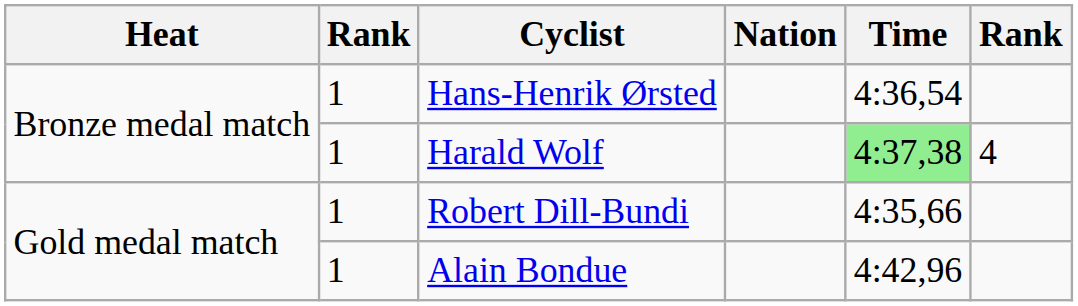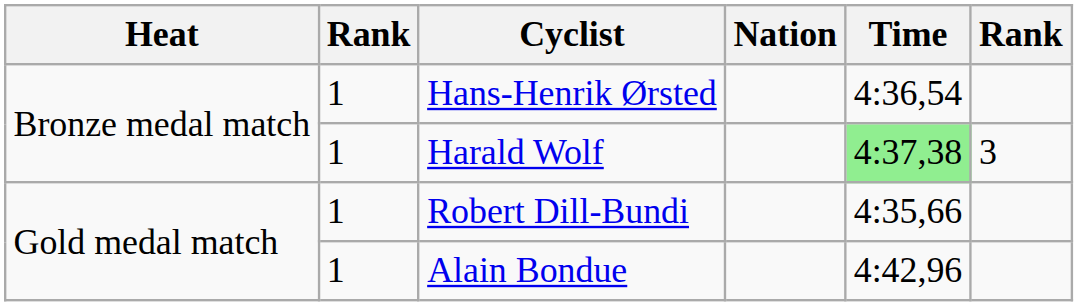(988, 152) 4 -> (988, 152) 3
